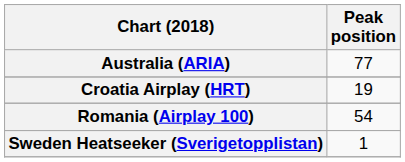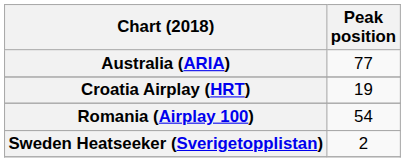(363, 143) 1 -> (363, 143) 2
